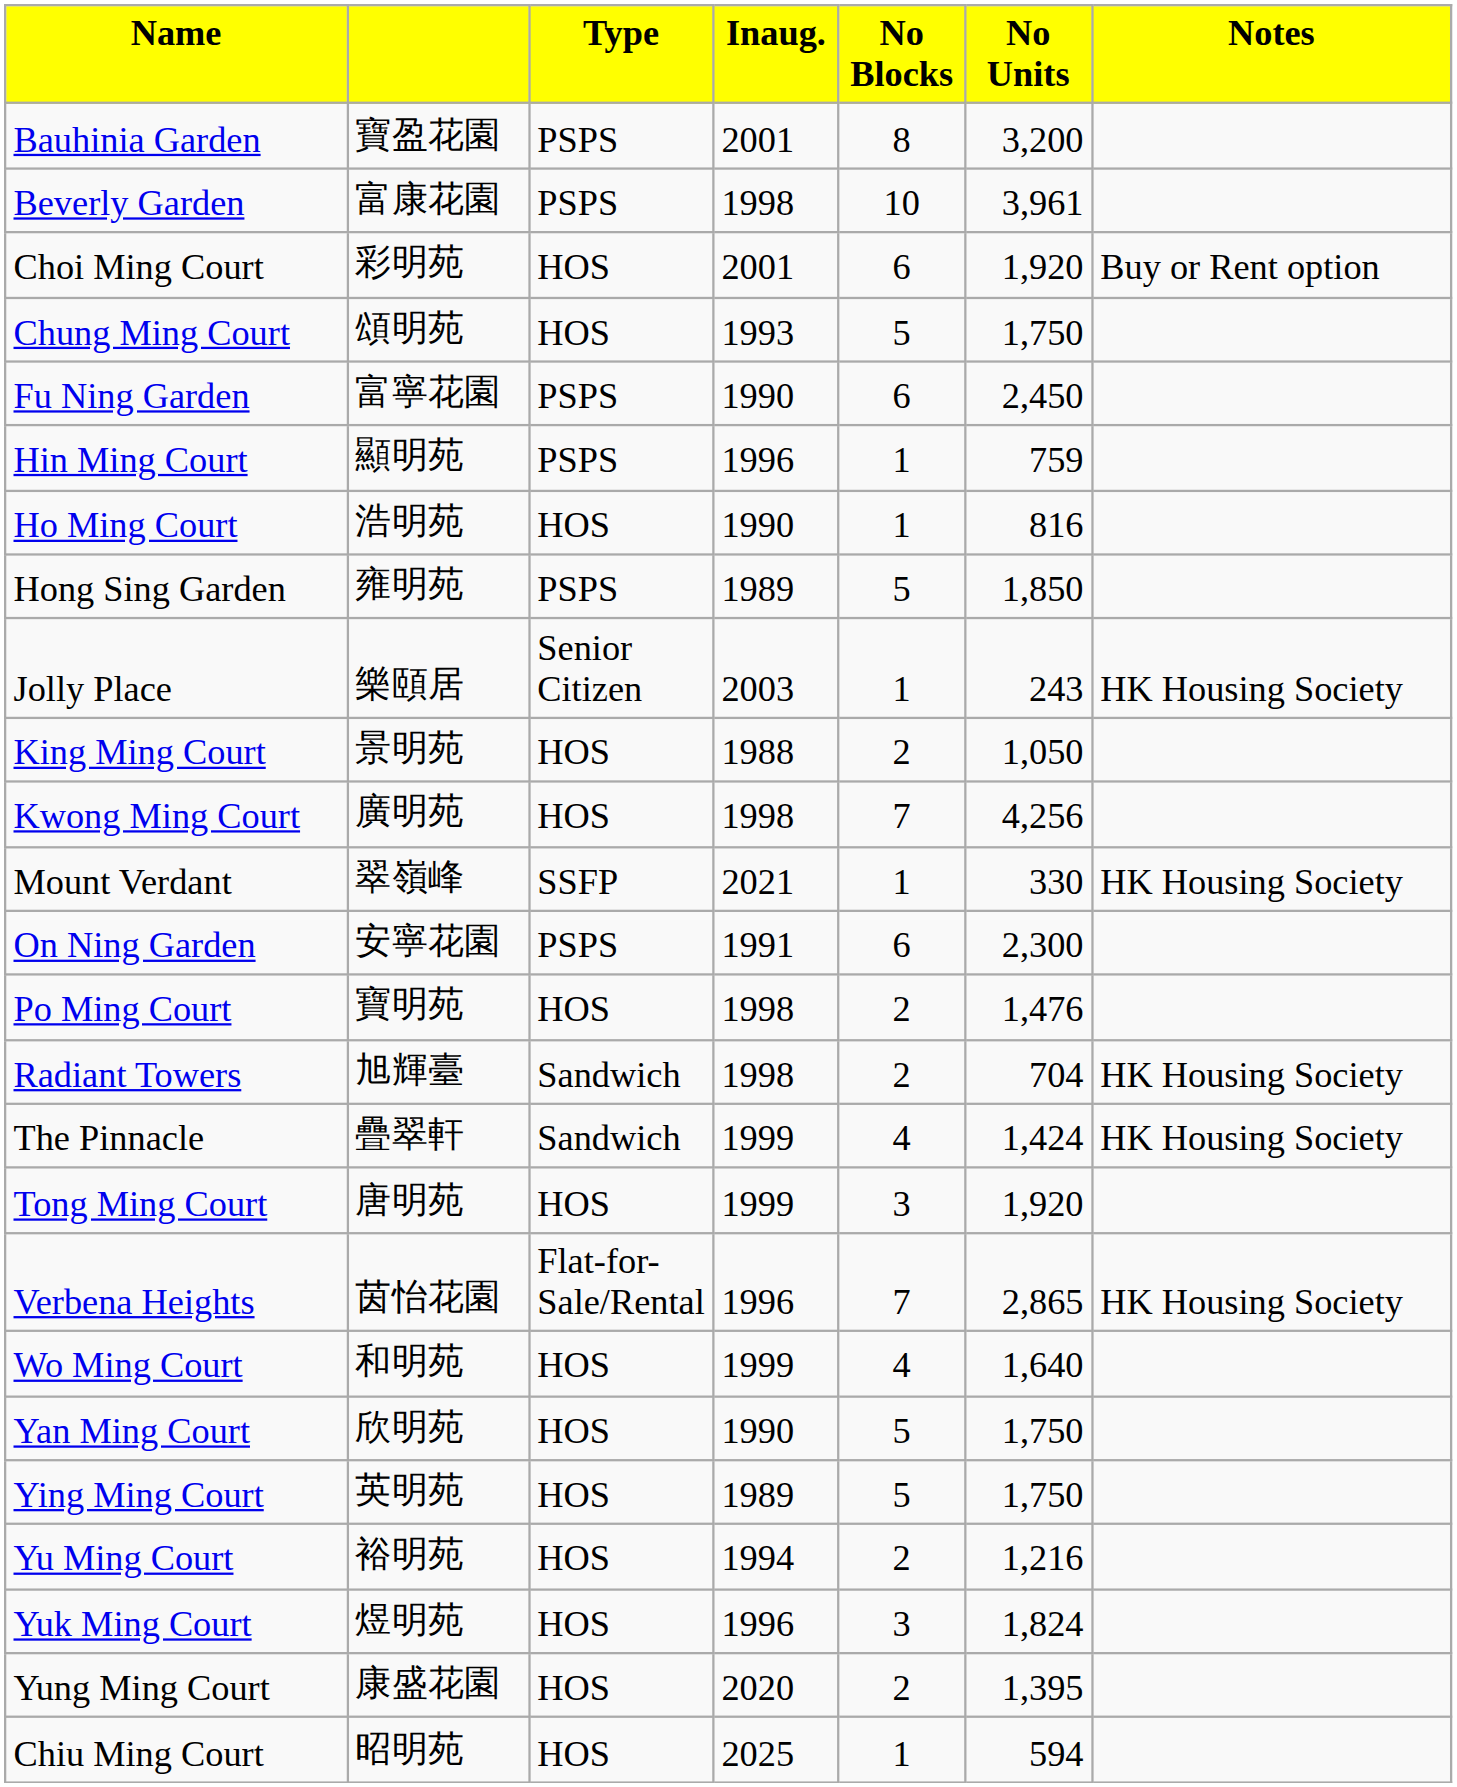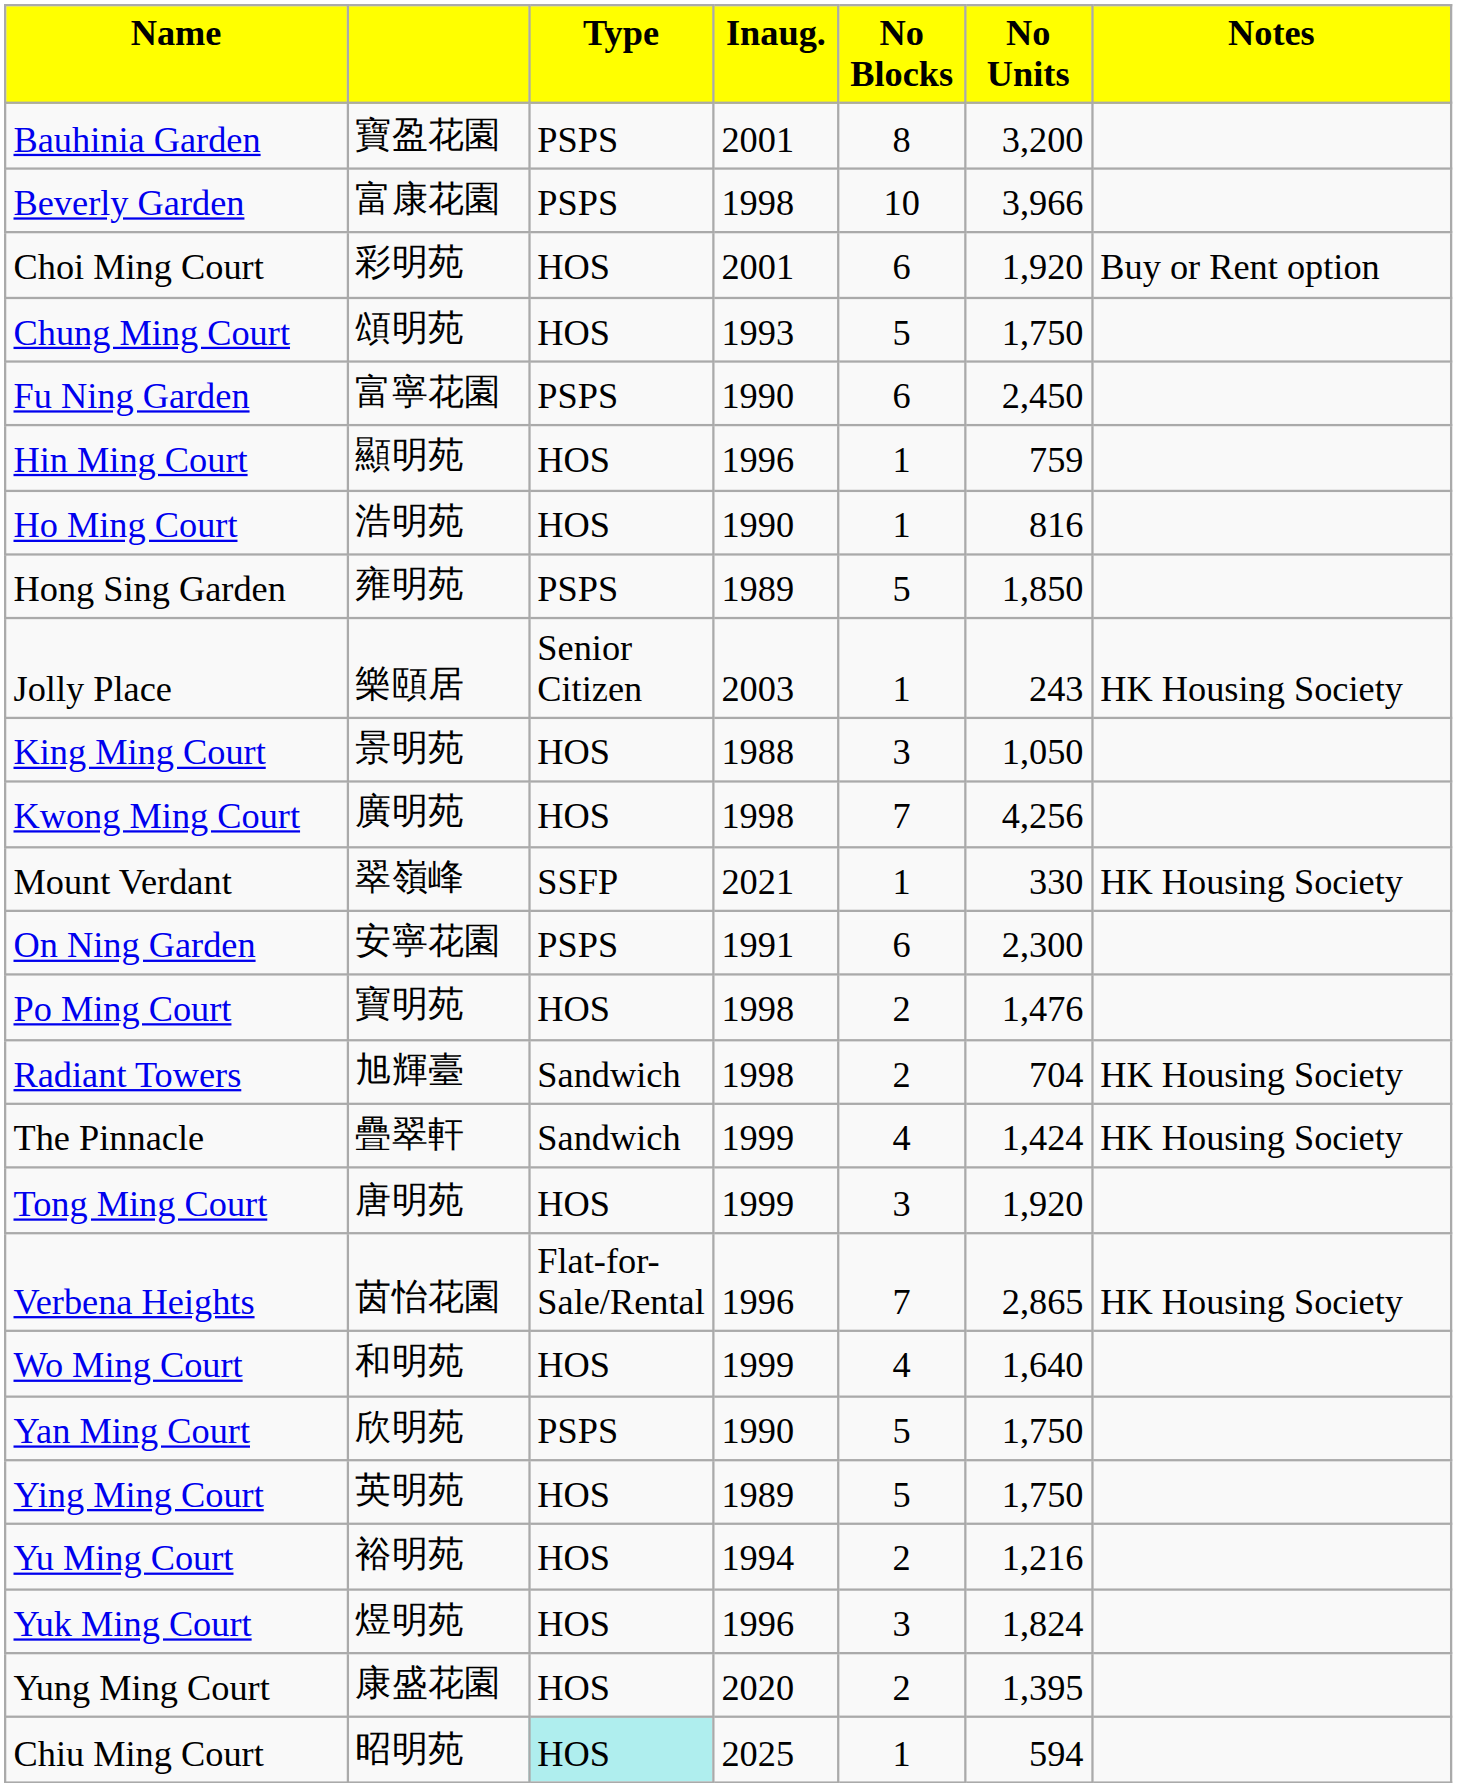(1043, 202) 3,961 -> (1043, 202) 3,966
(578, 460) PSPS -> (574, 460) HOS
(902, 752) 2 -> (902, 752) 3
(574, 1430) HOS -> (578, 1430) PSPS
(574, 1752) no background -> (574, 1752) paleturquoise background
